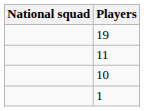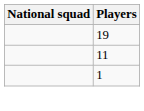- row: (103, 75)
